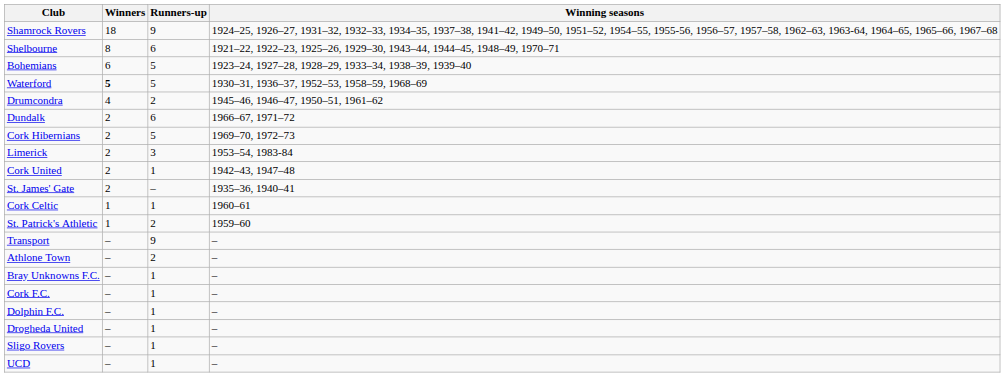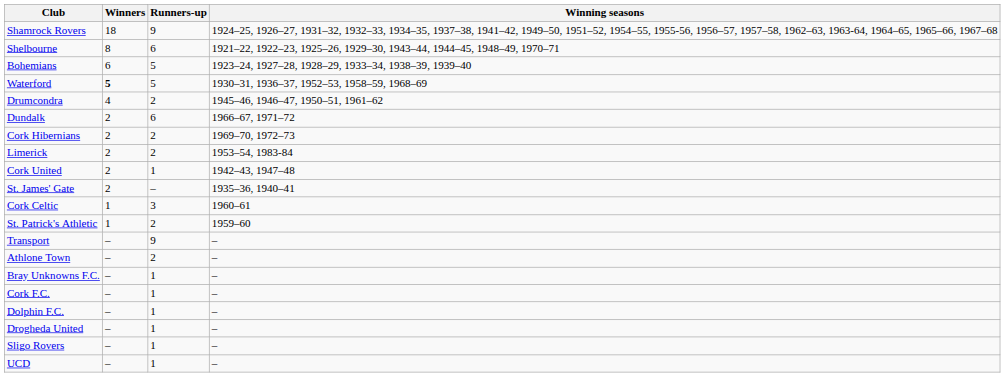(153, 135) 5 -> (153, 135) 2
(153, 153) 3 -> (153, 153) 2
(153, 205) 1 -> (153, 205) 3
